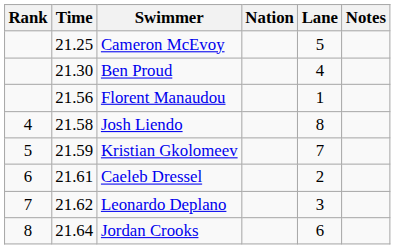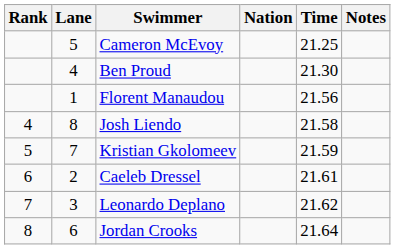columns swapped: (320, 17) <-> (74, 17)
